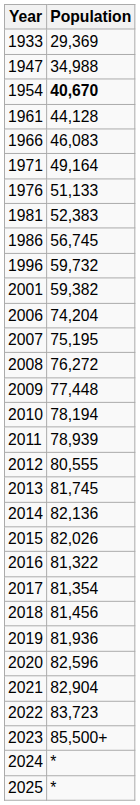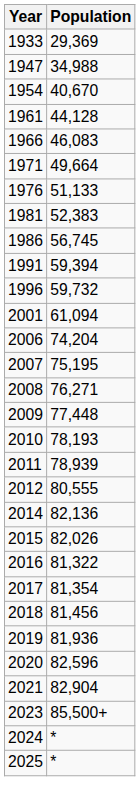(74, 91) bold -> (74, 91) normal
(74, 166) 49,164 -> (74, 166) 49,664
+ row: (26, 265)
(74, 290) 59,382 -> (74, 315) 61,094
(74, 365) 76,272 -> (74, 389) 76,271
(74, 414) 78,194 -> (74, 439) 78,193
- row: (26, 489)
- row: (26, 713)
